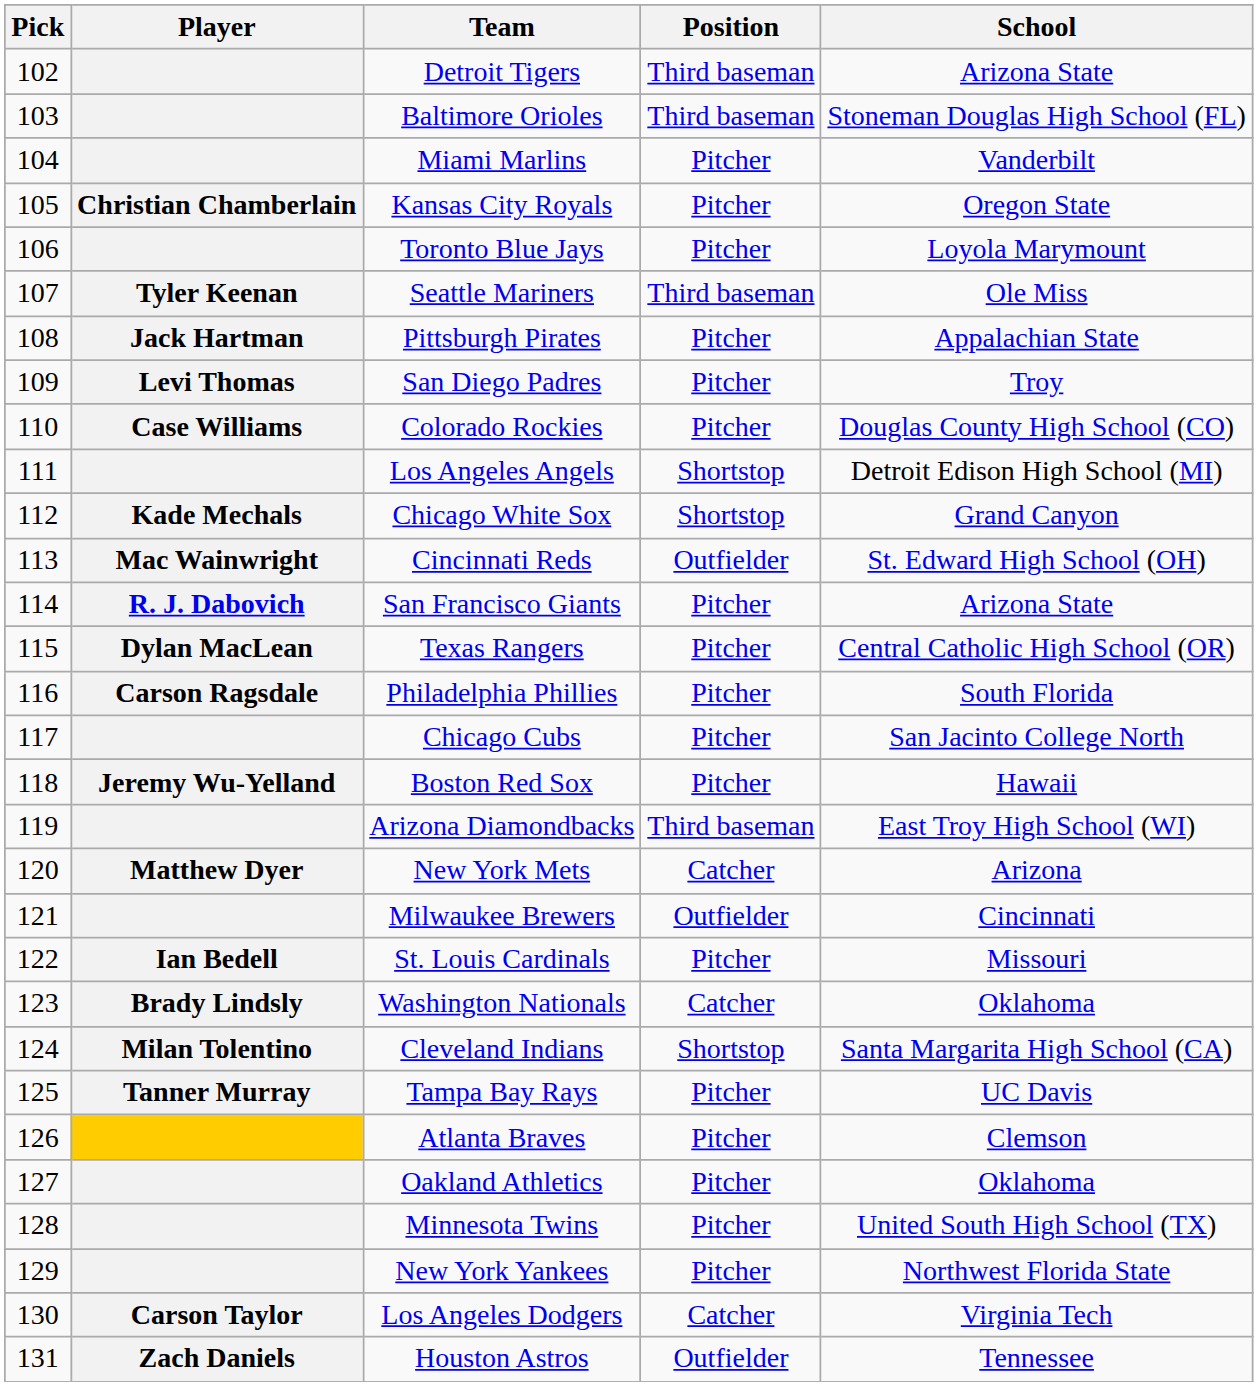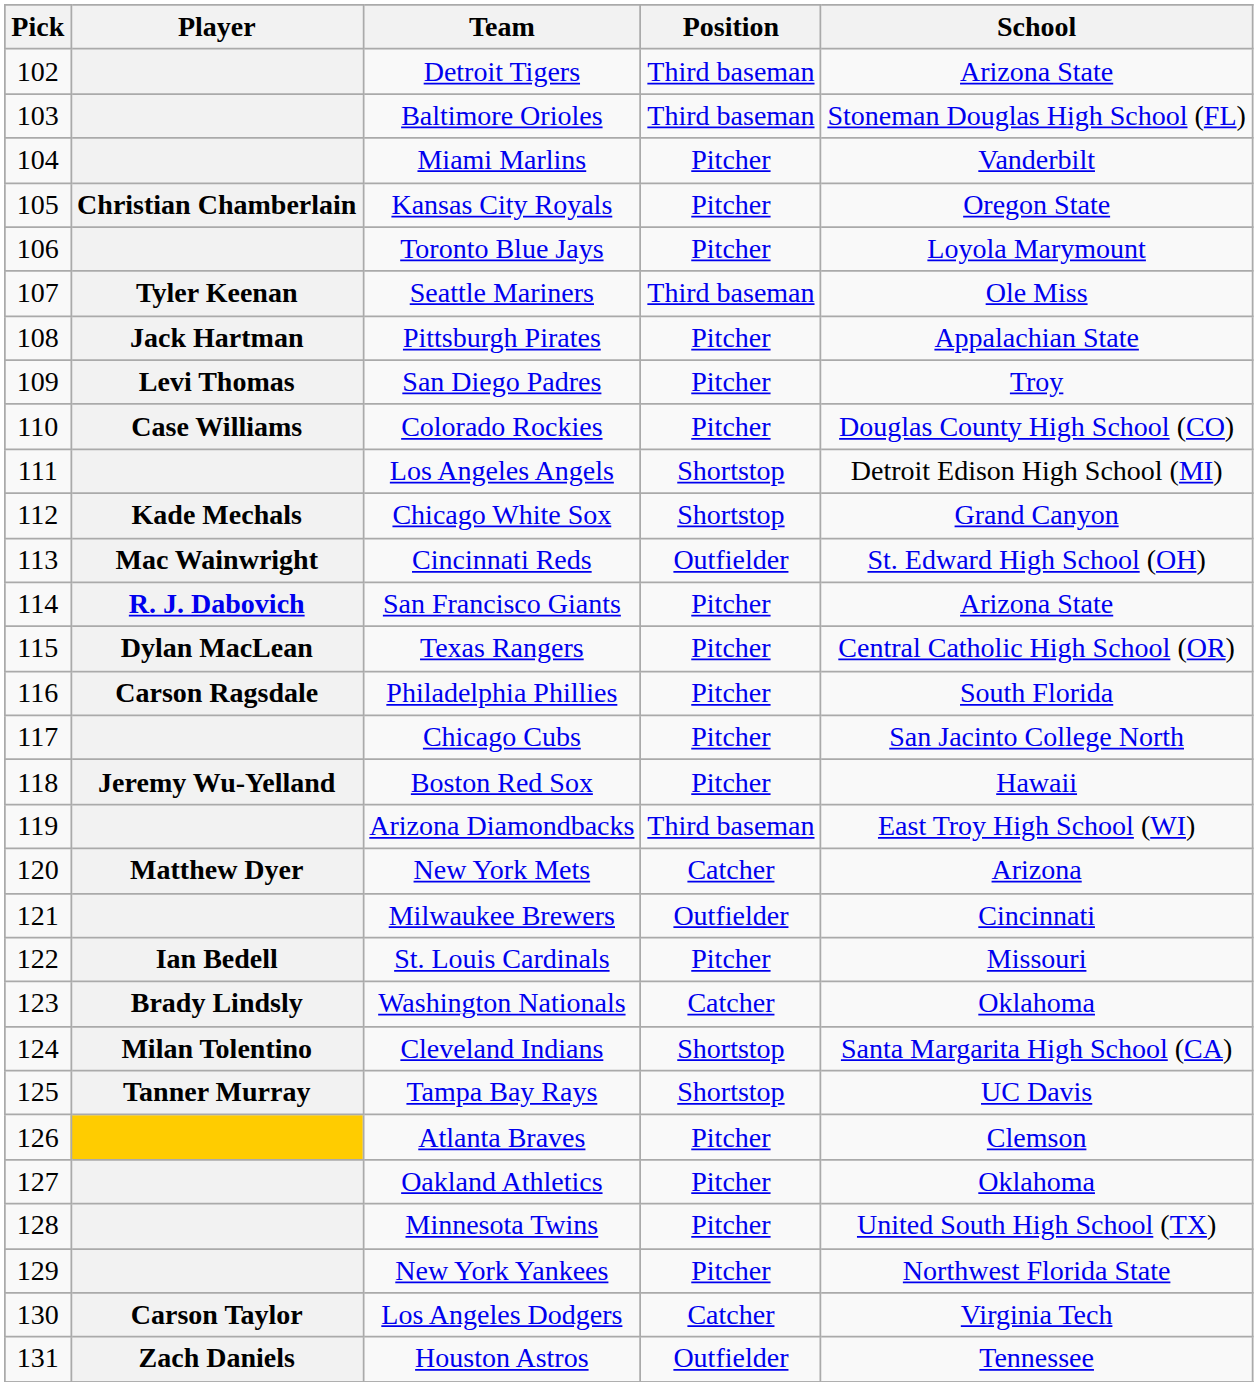(731, 1092) Pitcher -> (731, 1092) Shortstop
